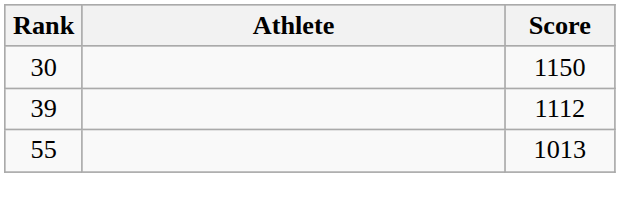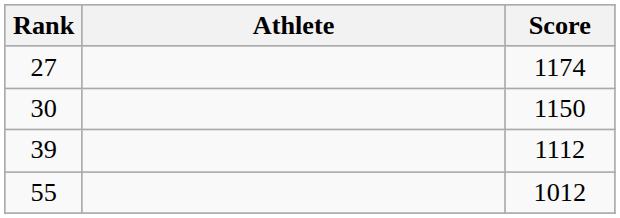+ row: (44, 66)
(560, 150) 1013 -> (560, 191) 1012
